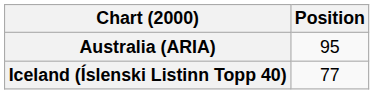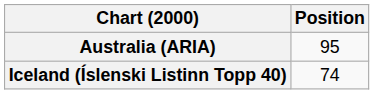(330, 74) 77 -> (330, 74) 74
